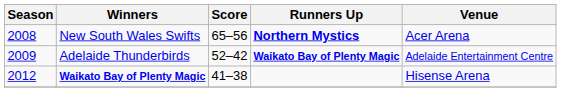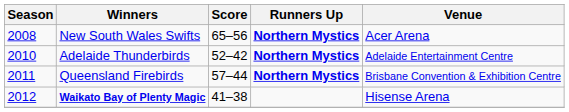(22, 55) 2009 -> (22, 55) 2010
(326, 56) Waikato Bay of Plenty Magic -> (306, 55) Northern Mystics
+ row: (121, 76)
